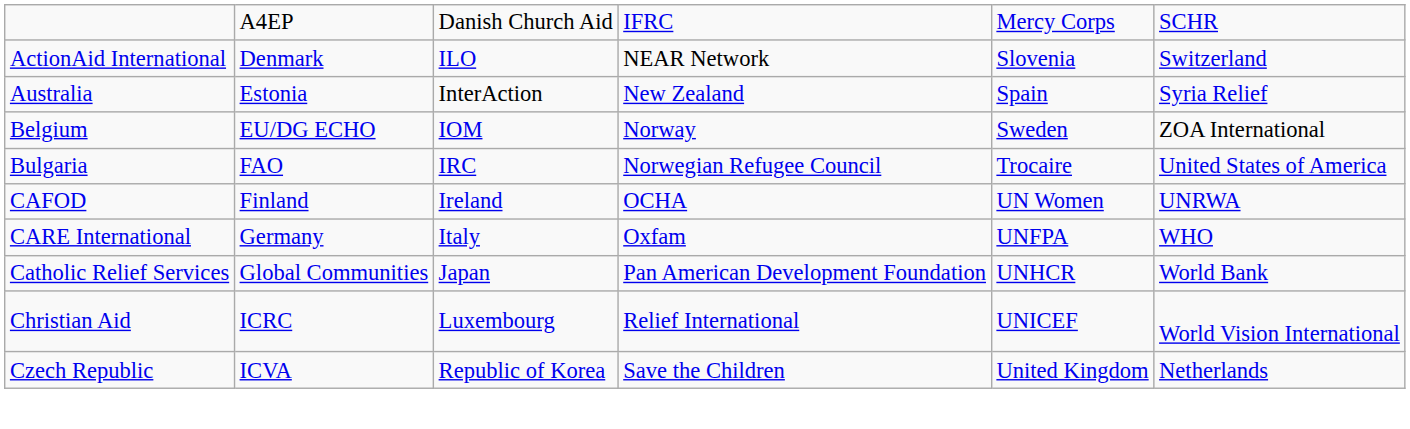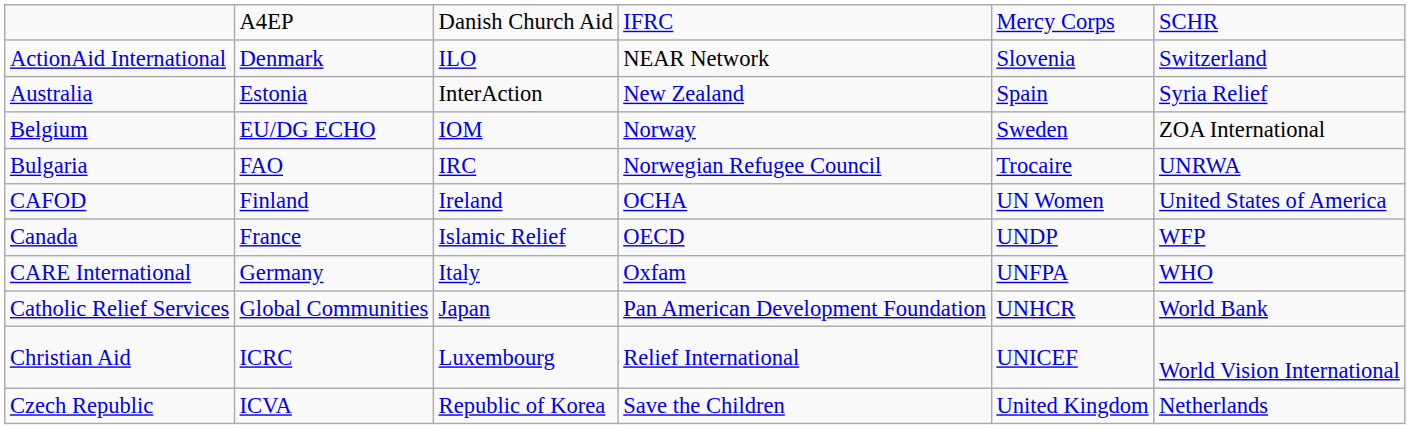(1273, 165) United States of America -> (1200, 165) UNRWA
(1200, 201) UNRWA -> (1273, 201) United States of America
+ row: (44, 237)
